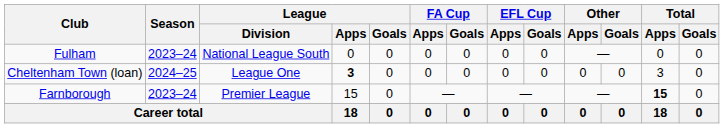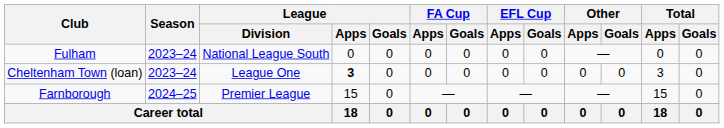(172, 73) 2024–25 -> (172, 73) 2023–24
(172, 93) 2023–24 -> (172, 93) 2024–25
(660, 93) bold -> (660, 93) normal
